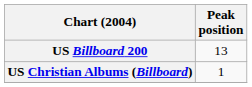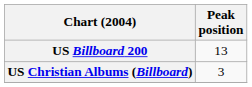(221, 72) 1 -> (221, 72) 3
